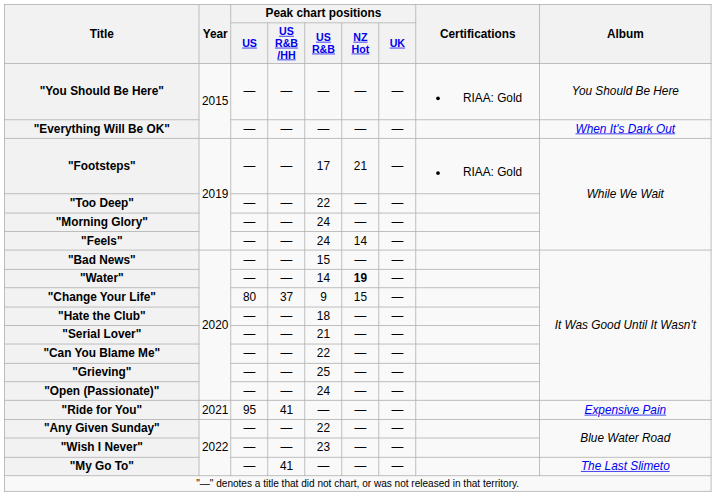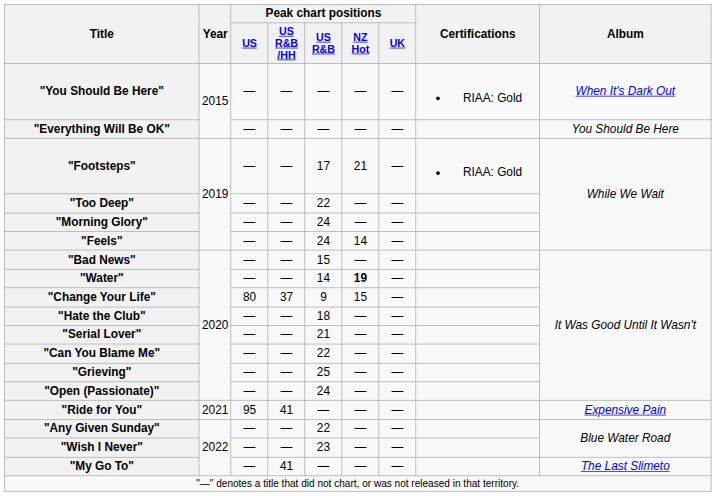(625, 91) You Should Be Here -> (625, 91) When It's Dark Out
(625, 128) When It's Dark Out -> (625, 128) You Should Be Here
